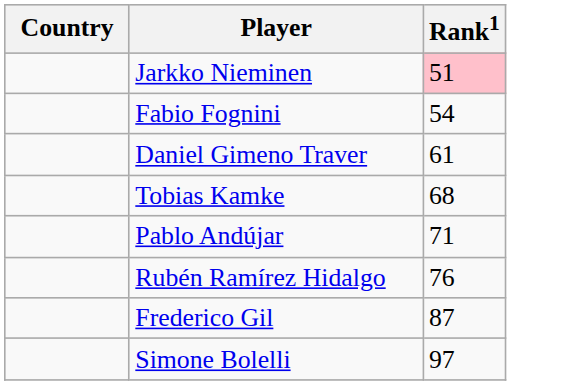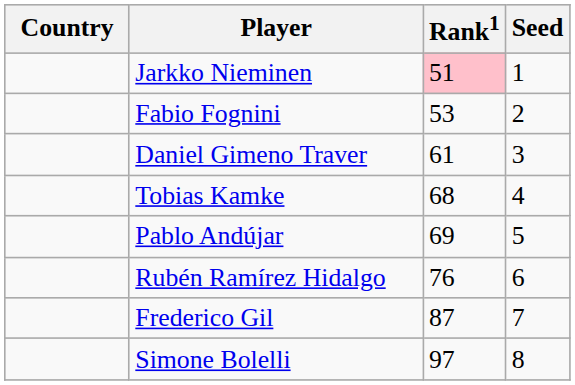+ column: (537, 28)
(442, 113) 54 -> (442, 113) 53
(442, 236) 71 -> (442, 236) 69
